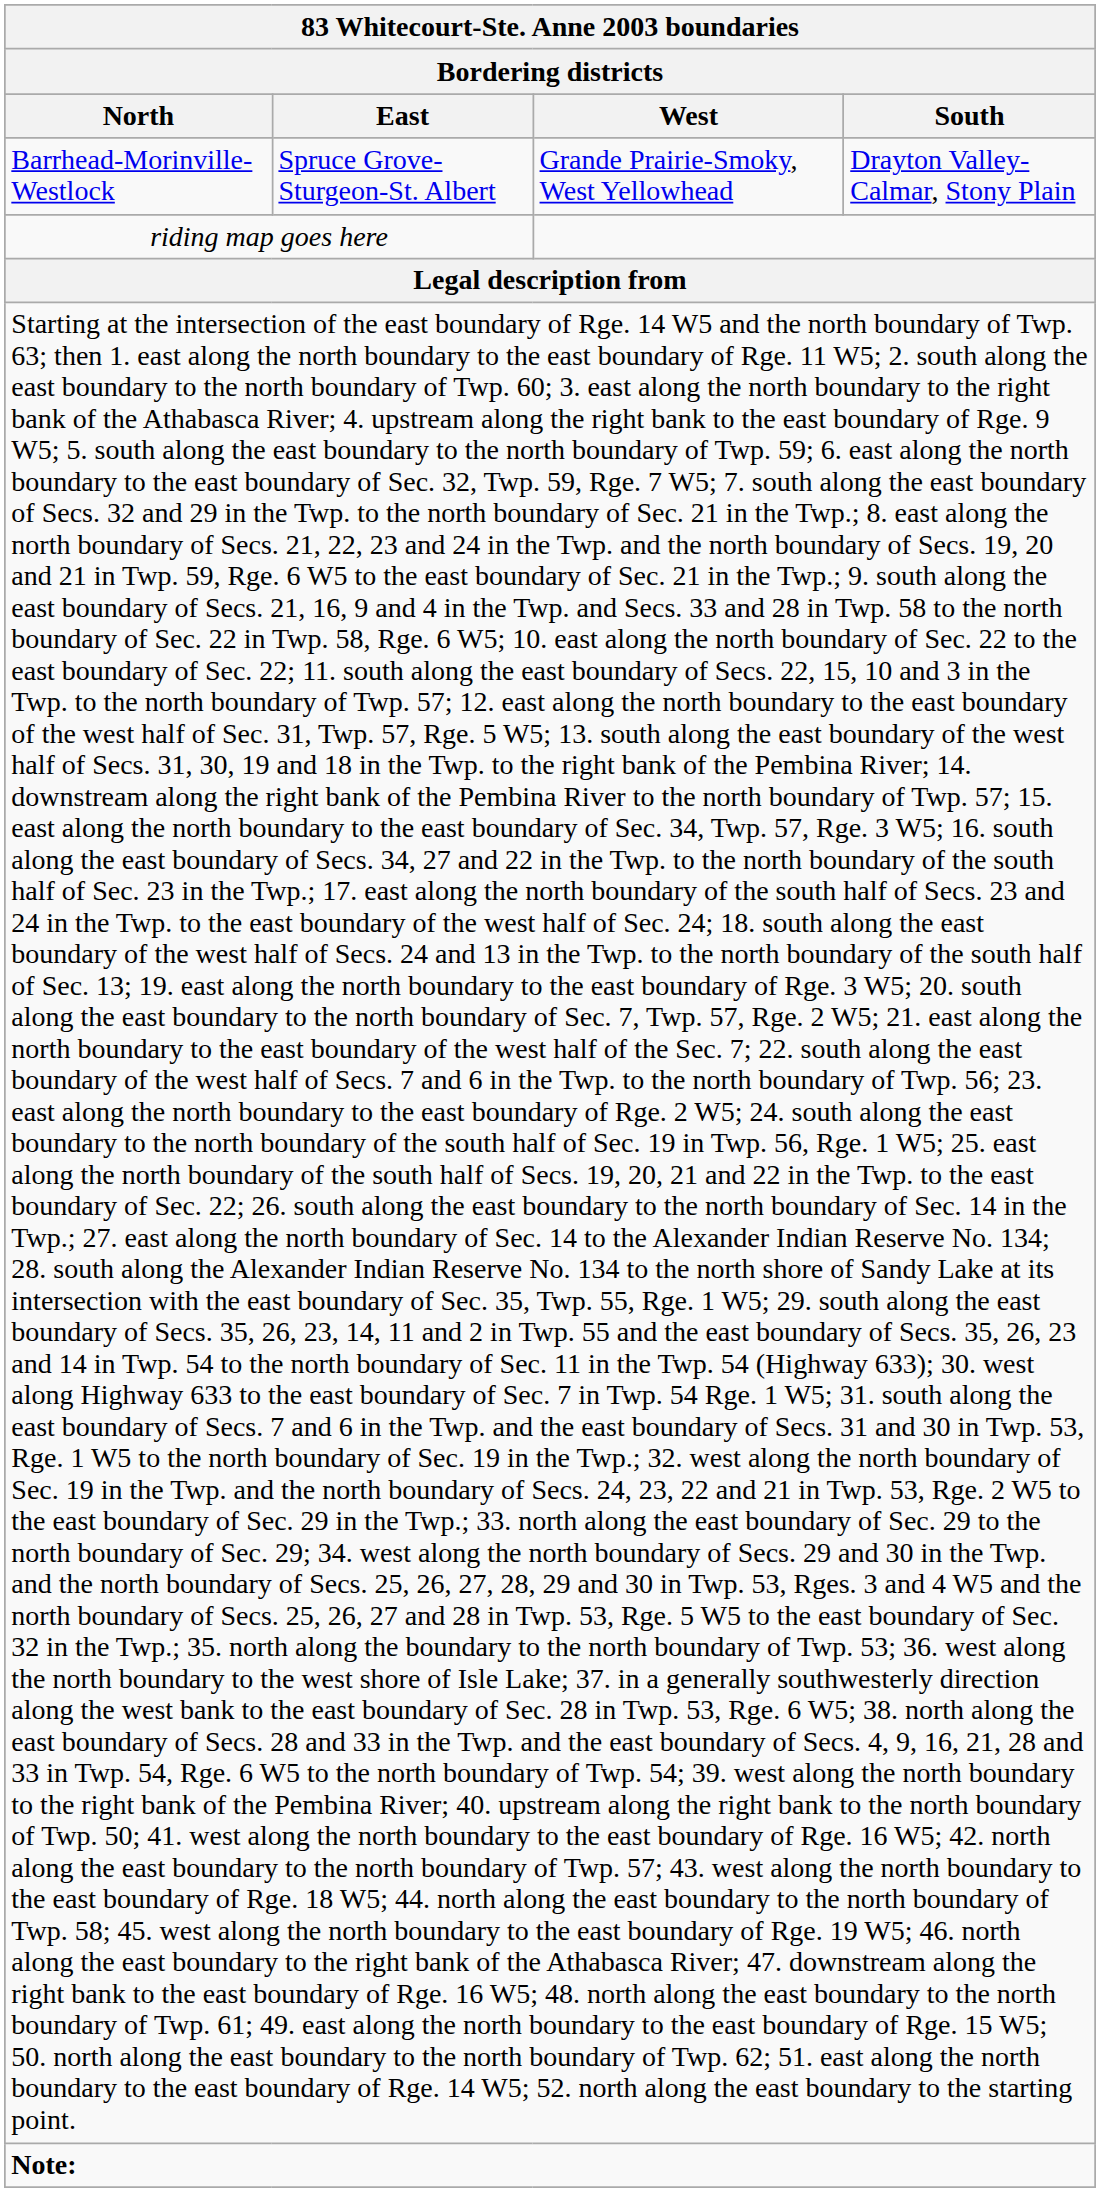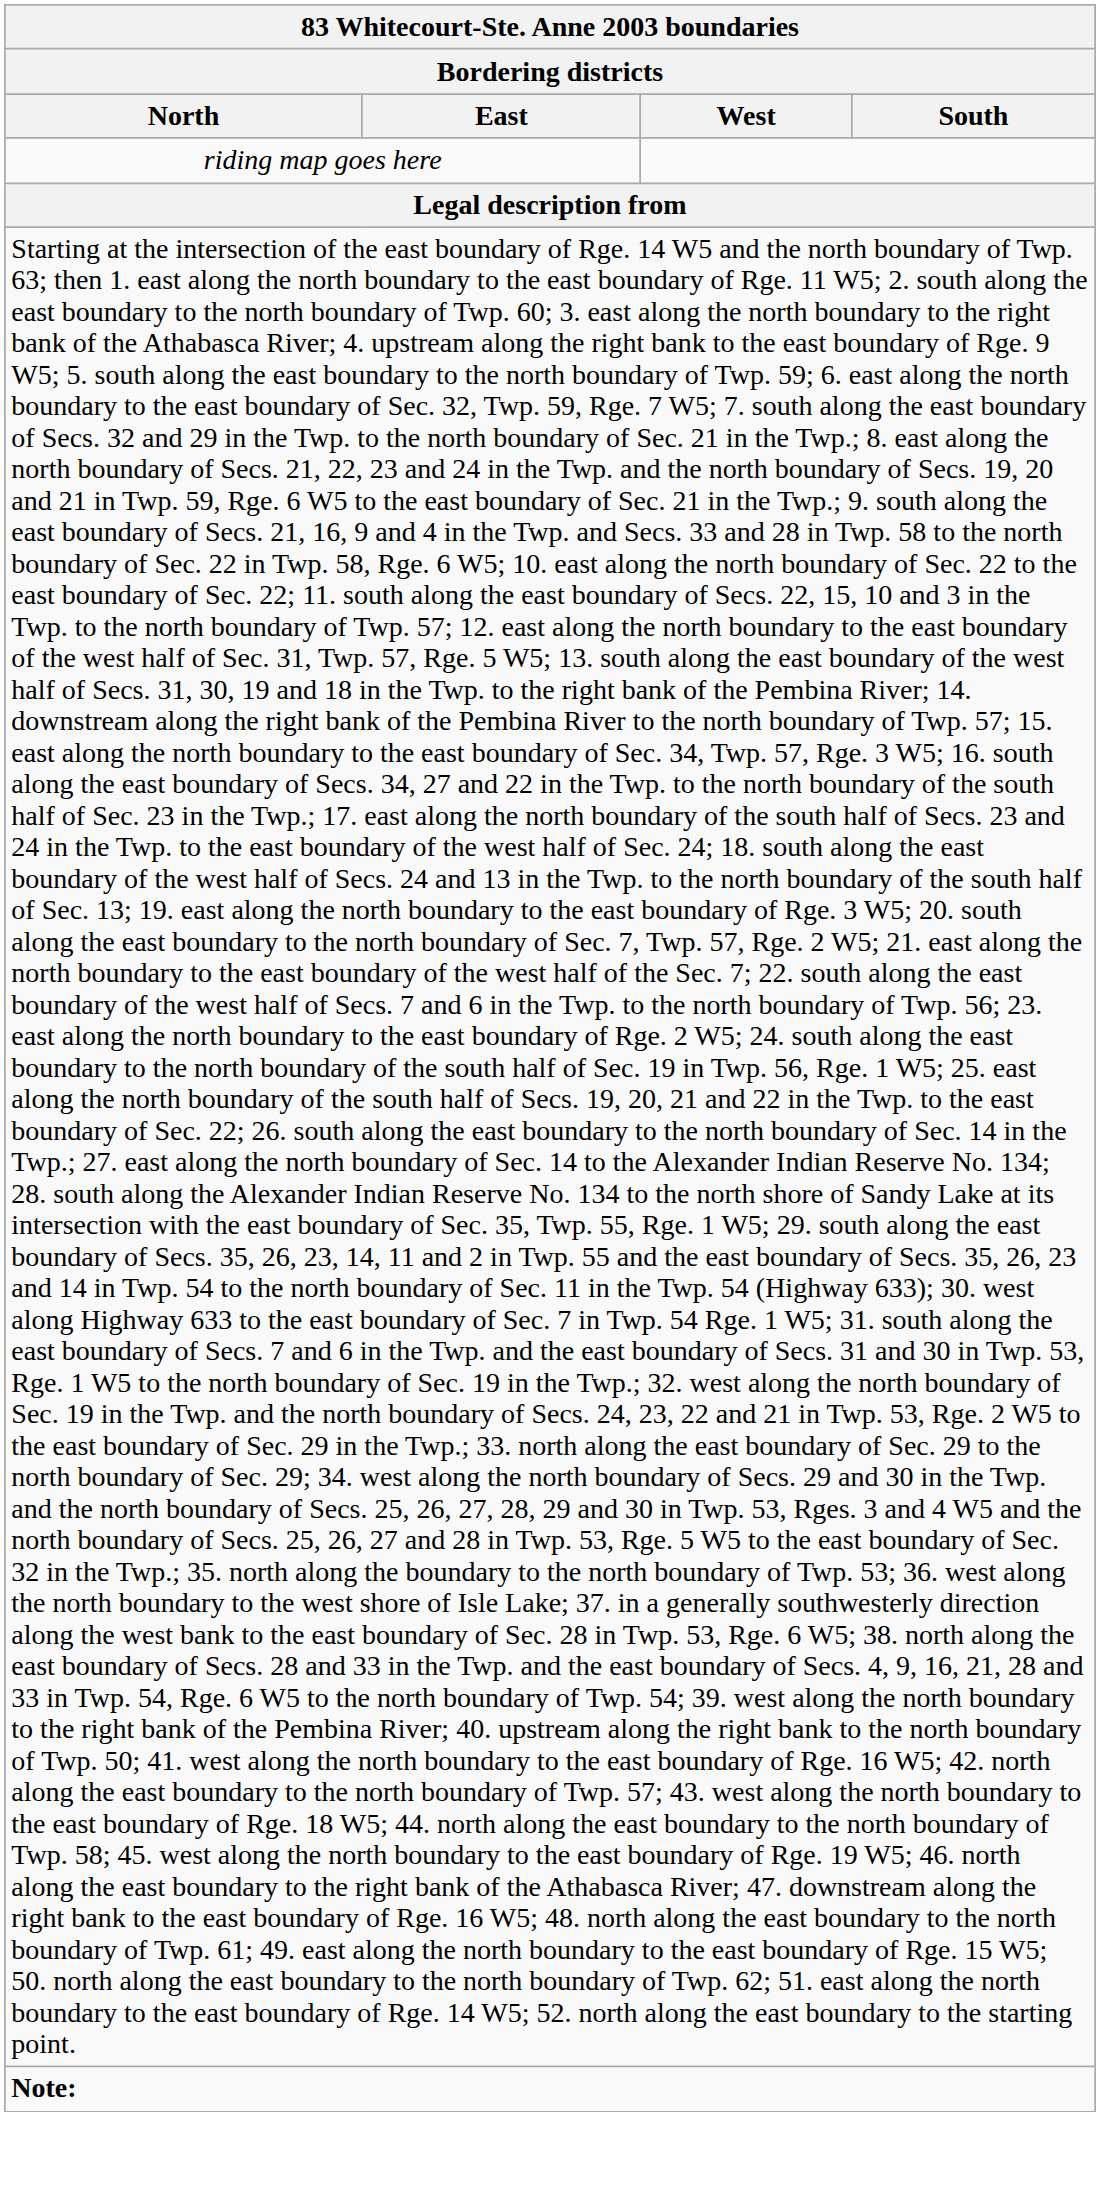- row: (132, 175)
